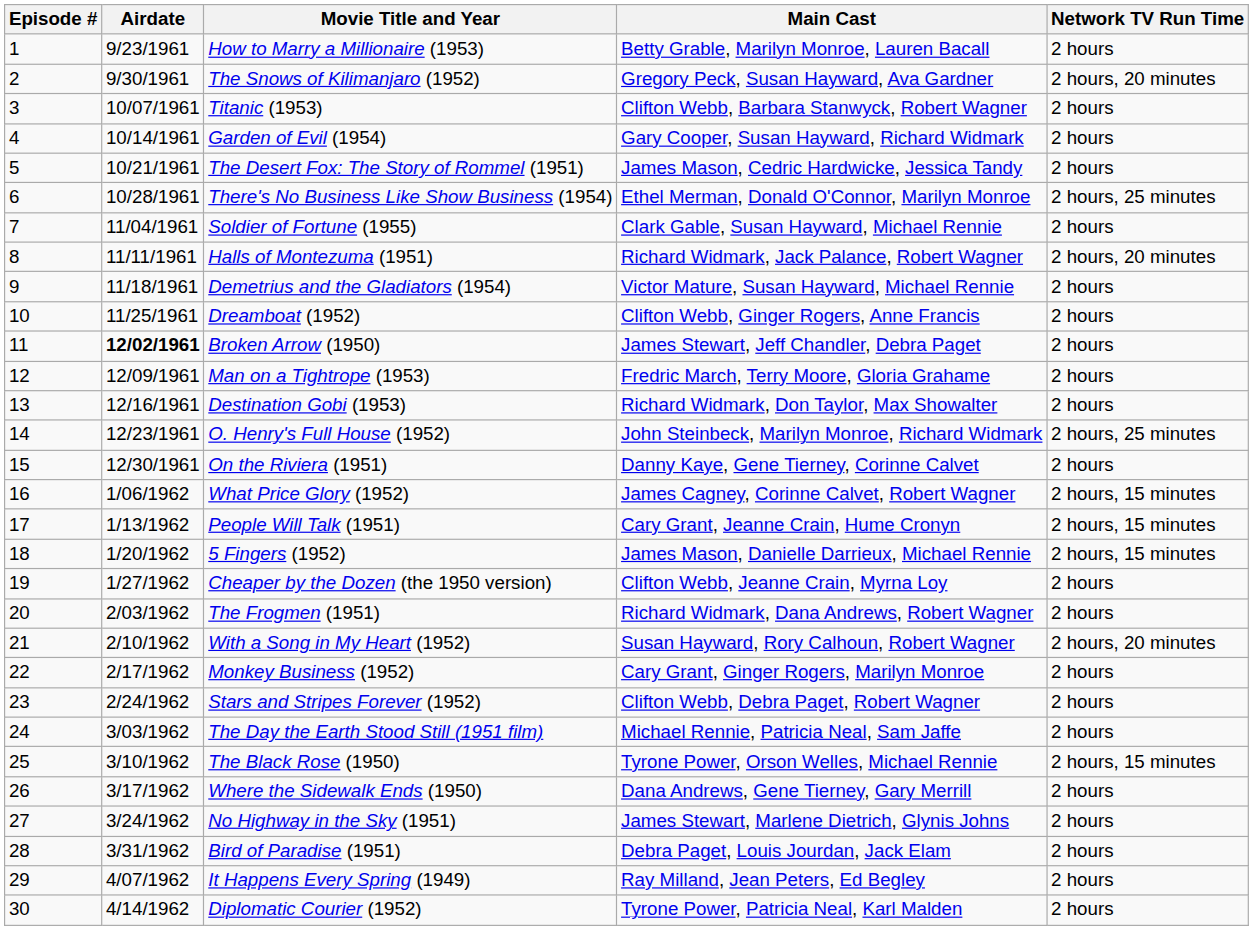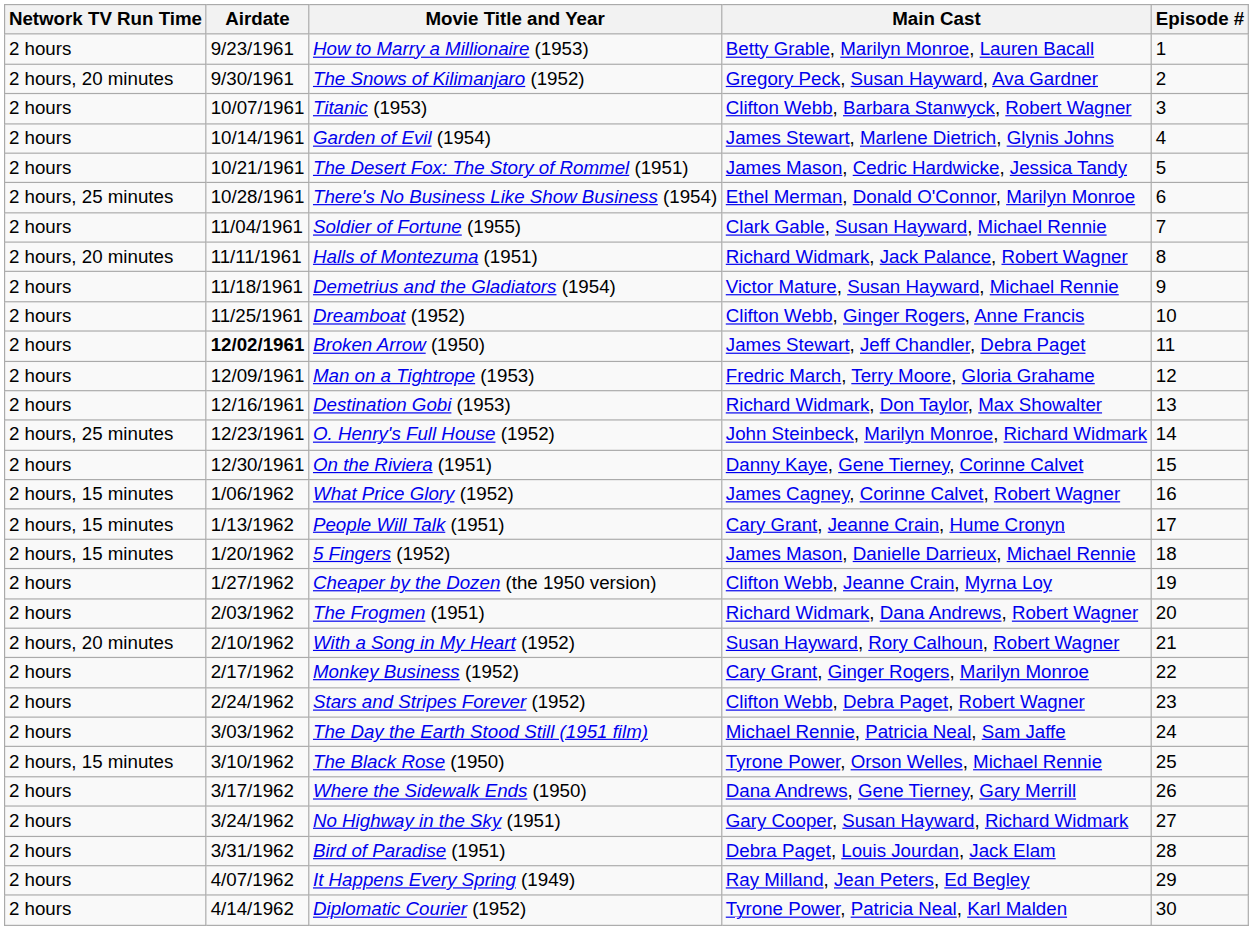columns swapped: (53, 19) <-> (1148, 19)
(822, 138) Gary Cooper, Susan Hayward, Richard Widmark -> (920, 138) James Stewart, Marlene Dietrich, Glynis Johns
(815, 820) James Stewart, Marlene Dietrich, Glynis Johns -> (927, 820) Gary Cooper, Susan Hayward, Richard Widmark
